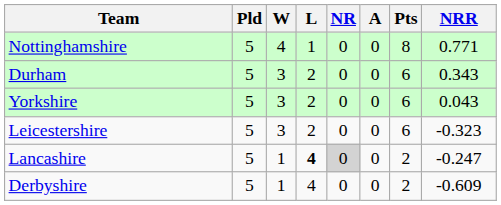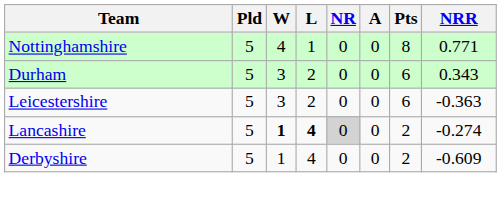- row: (43, 102)
(459, 130) -0.323 -> (459, 102) -0.363
(281, 158) normal -> (281, 130) bold
(459, 158) -0.247 -> (459, 130) -0.274
